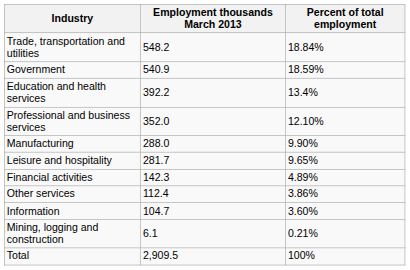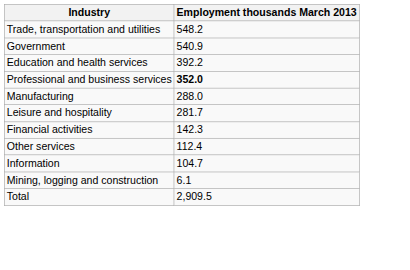- column: (345, 18)
(156, 121) normal -> (190, 79) bold
